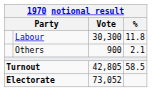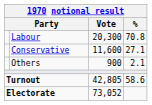(107, 37) 30,300 -> (107, 37) 20,300
(135, 37) 11.8 -> (135, 37) 70.8
+ row: (40, 50)
(135, 67) 58.5 -> (135, 80) 58.6
